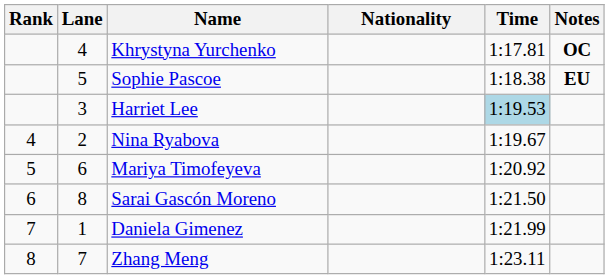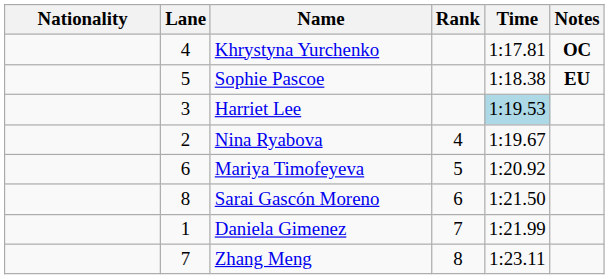columns swapped: (31, 19) <-> (406, 19)
